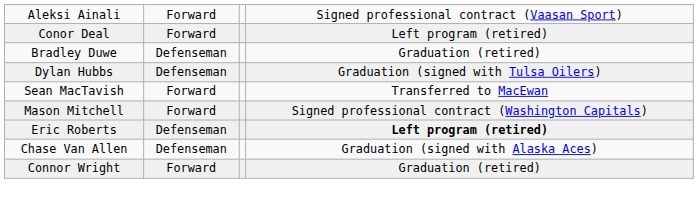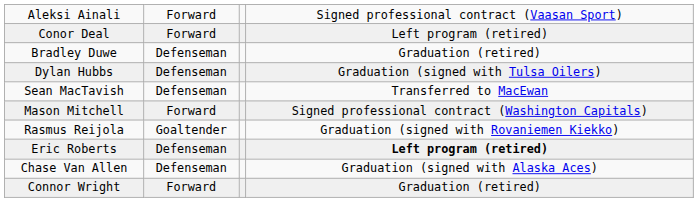(191, 91) Forward -> (191, 91) Defenseman
+ row: (74, 130)
